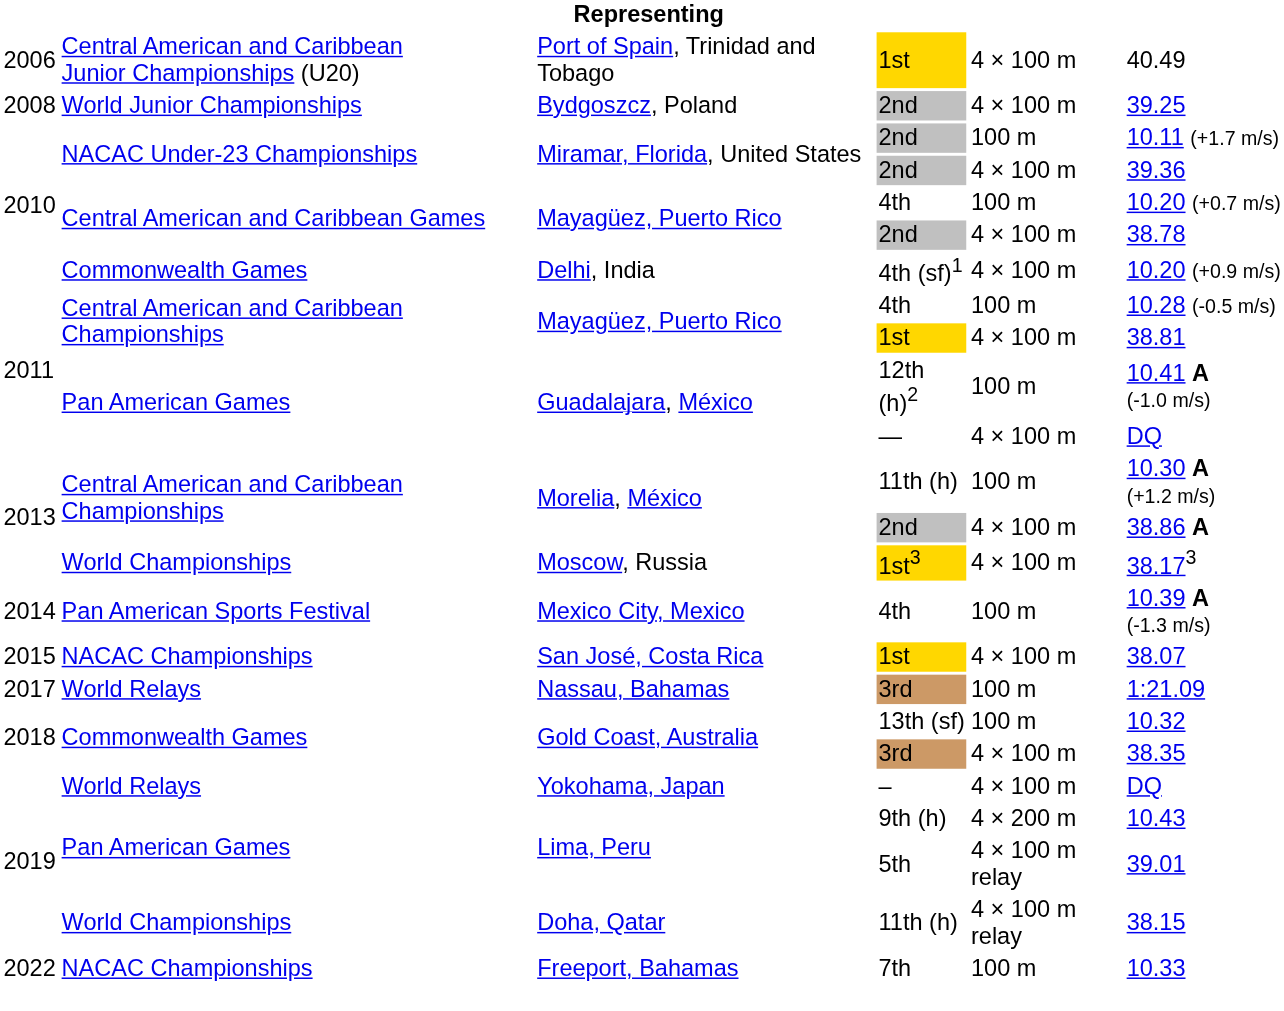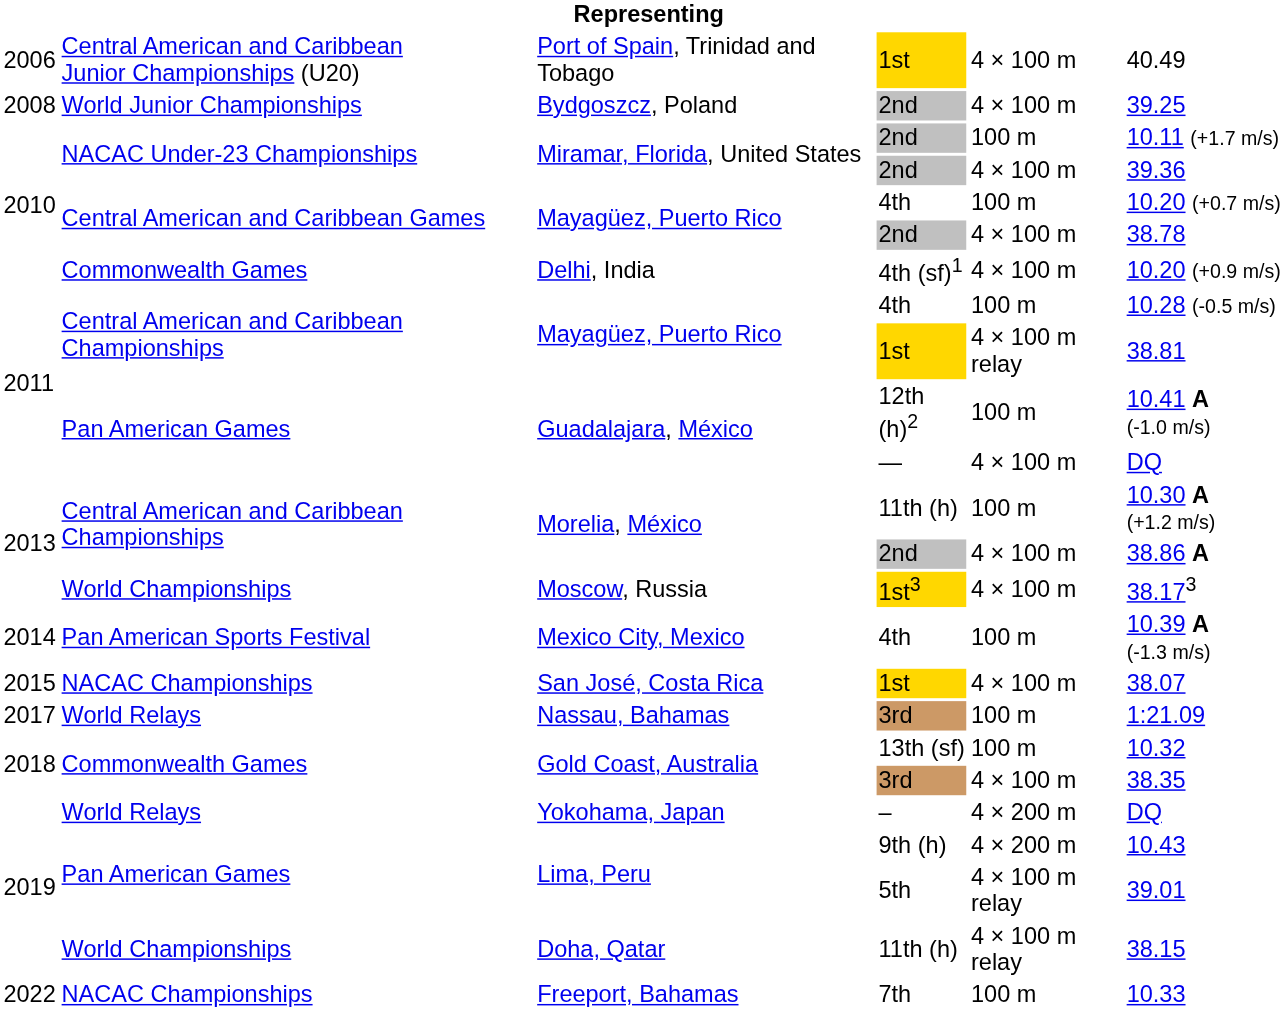(1024, 338) 4 × 100 m -> (1024, 351) 4 × 100 m relay
(1024, 786) 4 × 100 m -> (1024, 812) 4 × 200 m
